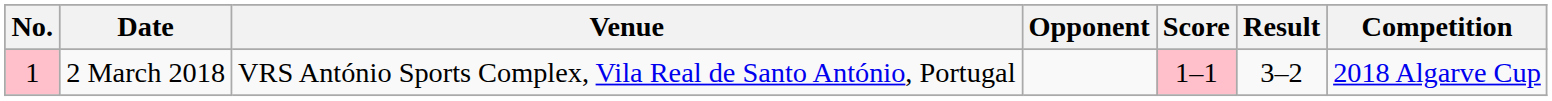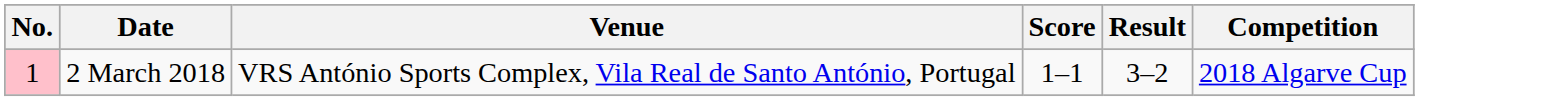- column: (1089, 26)
(1196, 71) pink background -> (1062, 71) no background
